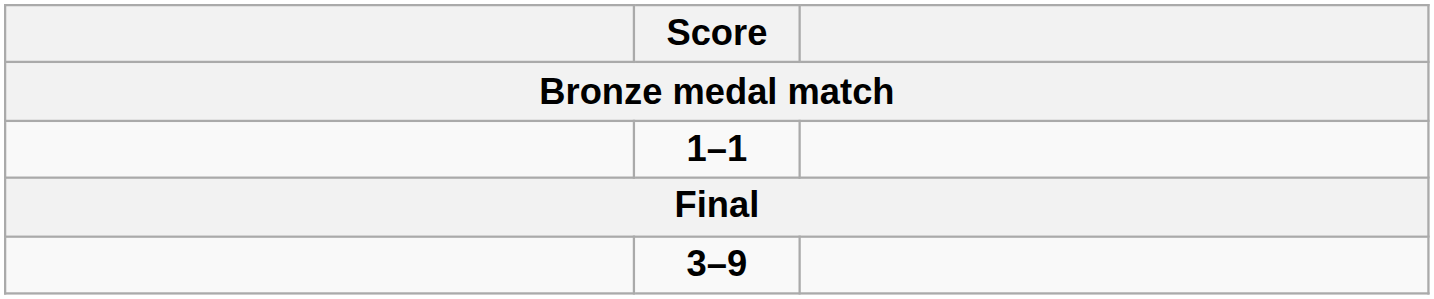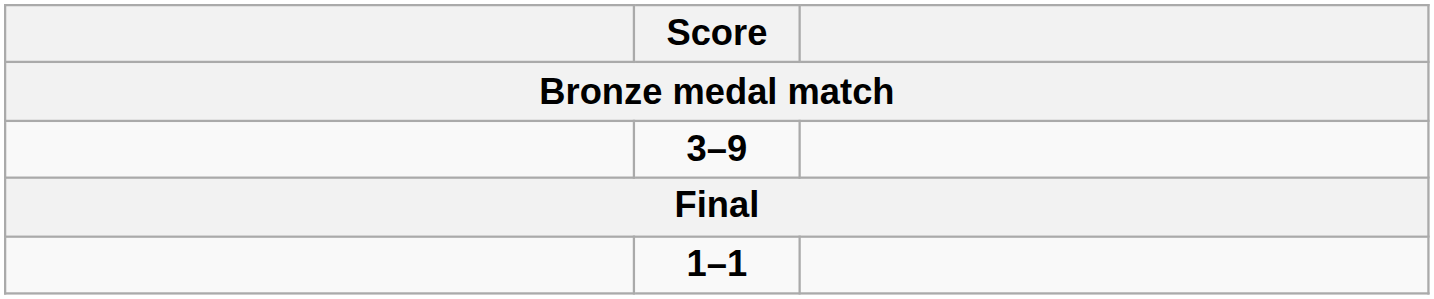rows swapped: (717, 148) <-> (717, 263)
